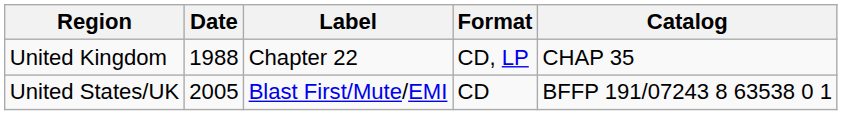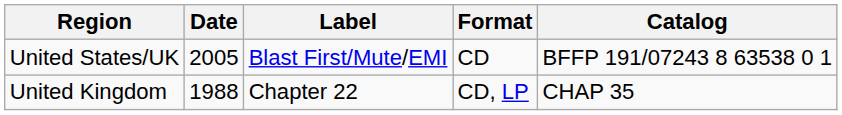rows swapped: (88, 57) <-> (94, 92)
